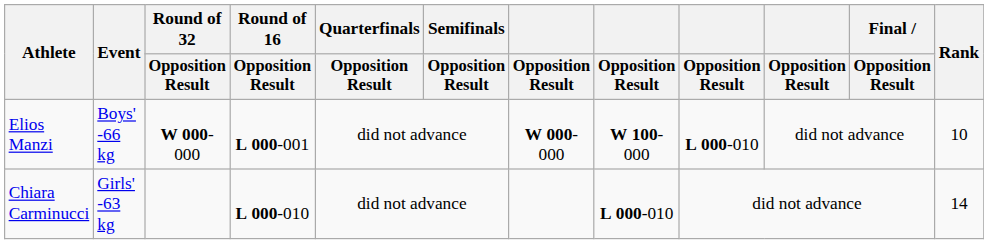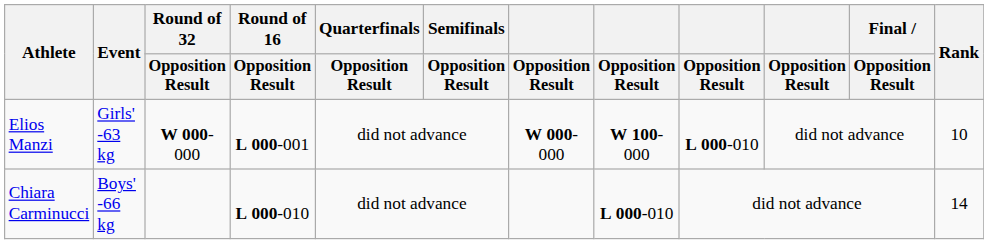(117, 134) Boys' -66 kg -> (116, 134) Girls' -63 kg
(116, 203) Girls' -63 kg -> (117, 203) Boys' -66 kg
